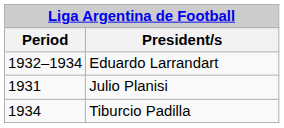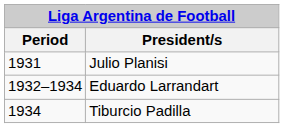rows swapped: (129, 87) <-> (154, 63)
